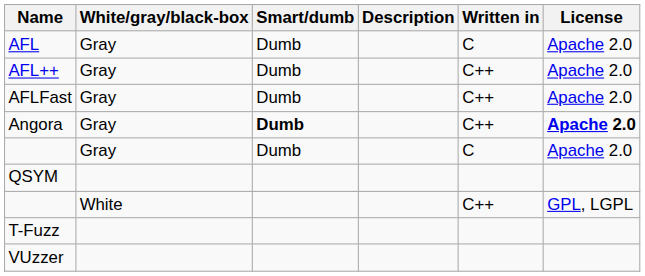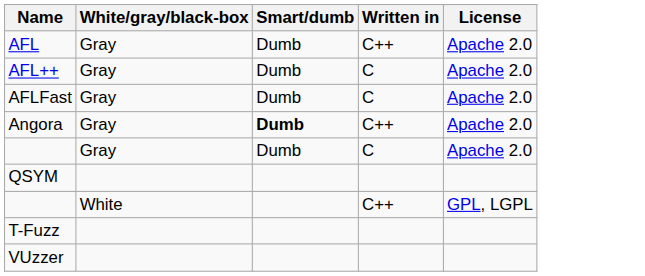- column: (408, 17)
(468, 44) C -> (378, 44) C++
(478, 71) C++ -> (368, 71) C
(478, 97) C++ -> (368, 97) C
(592, 124) bold -> (490, 124) normal
